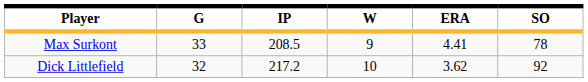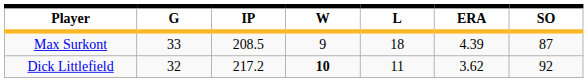+ column: (397, 19)
(455, 44) 4.41 -> (472, 44) 4.39
(541, 44) 78 -> (546, 44) 87
(370, 66) normal -> (323, 66) bold
